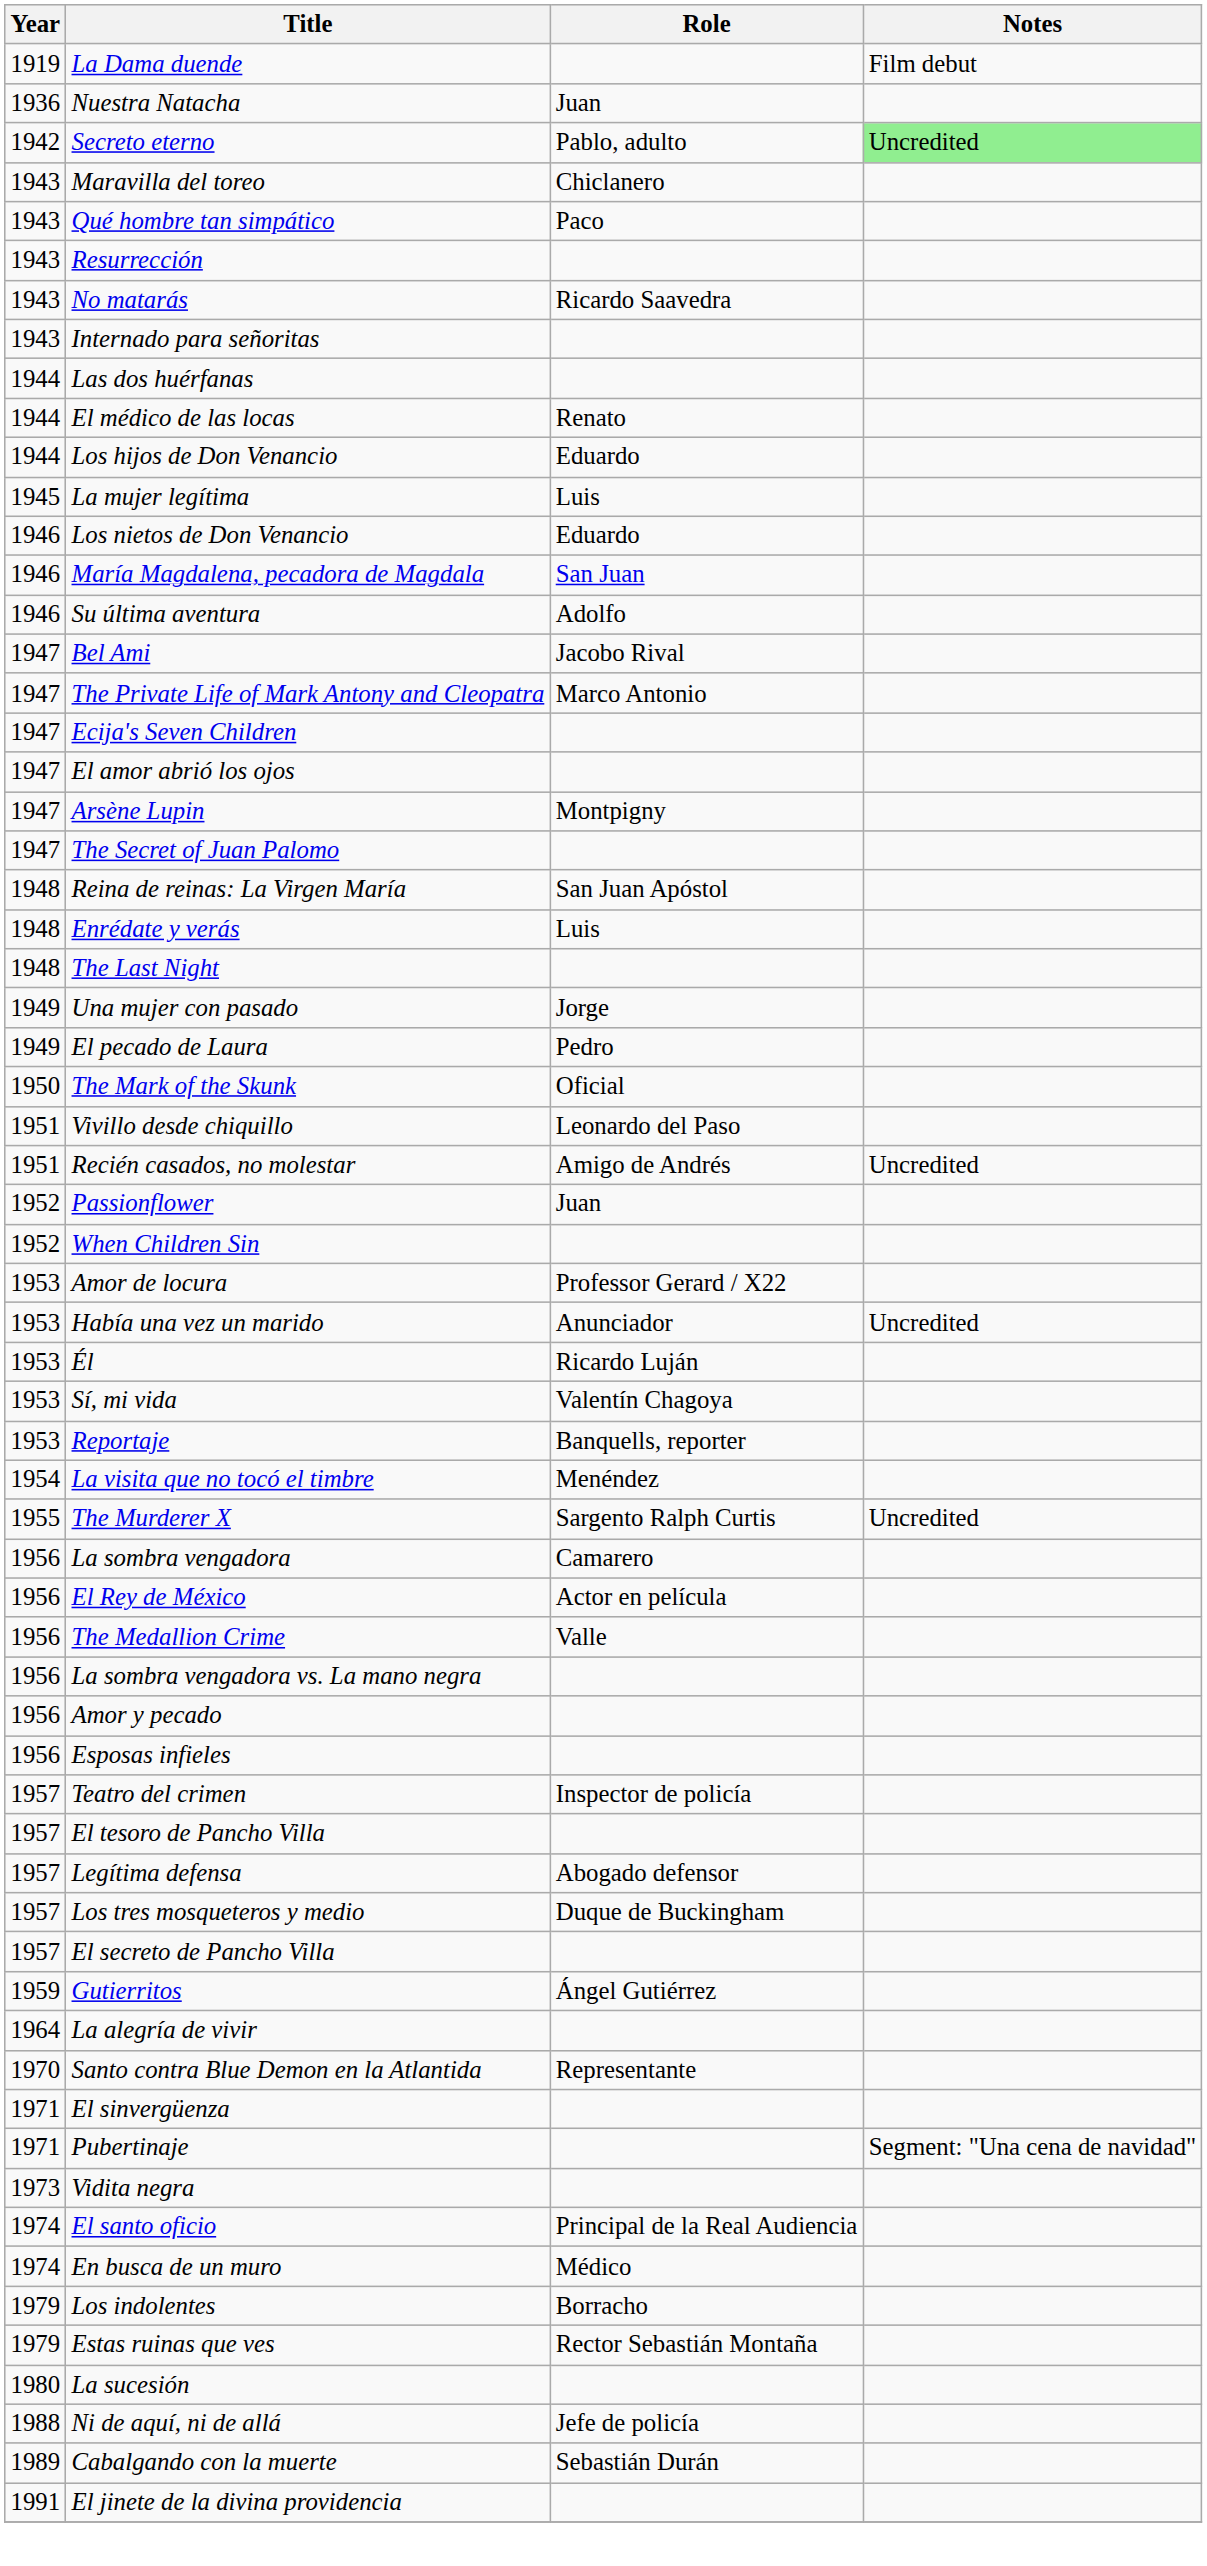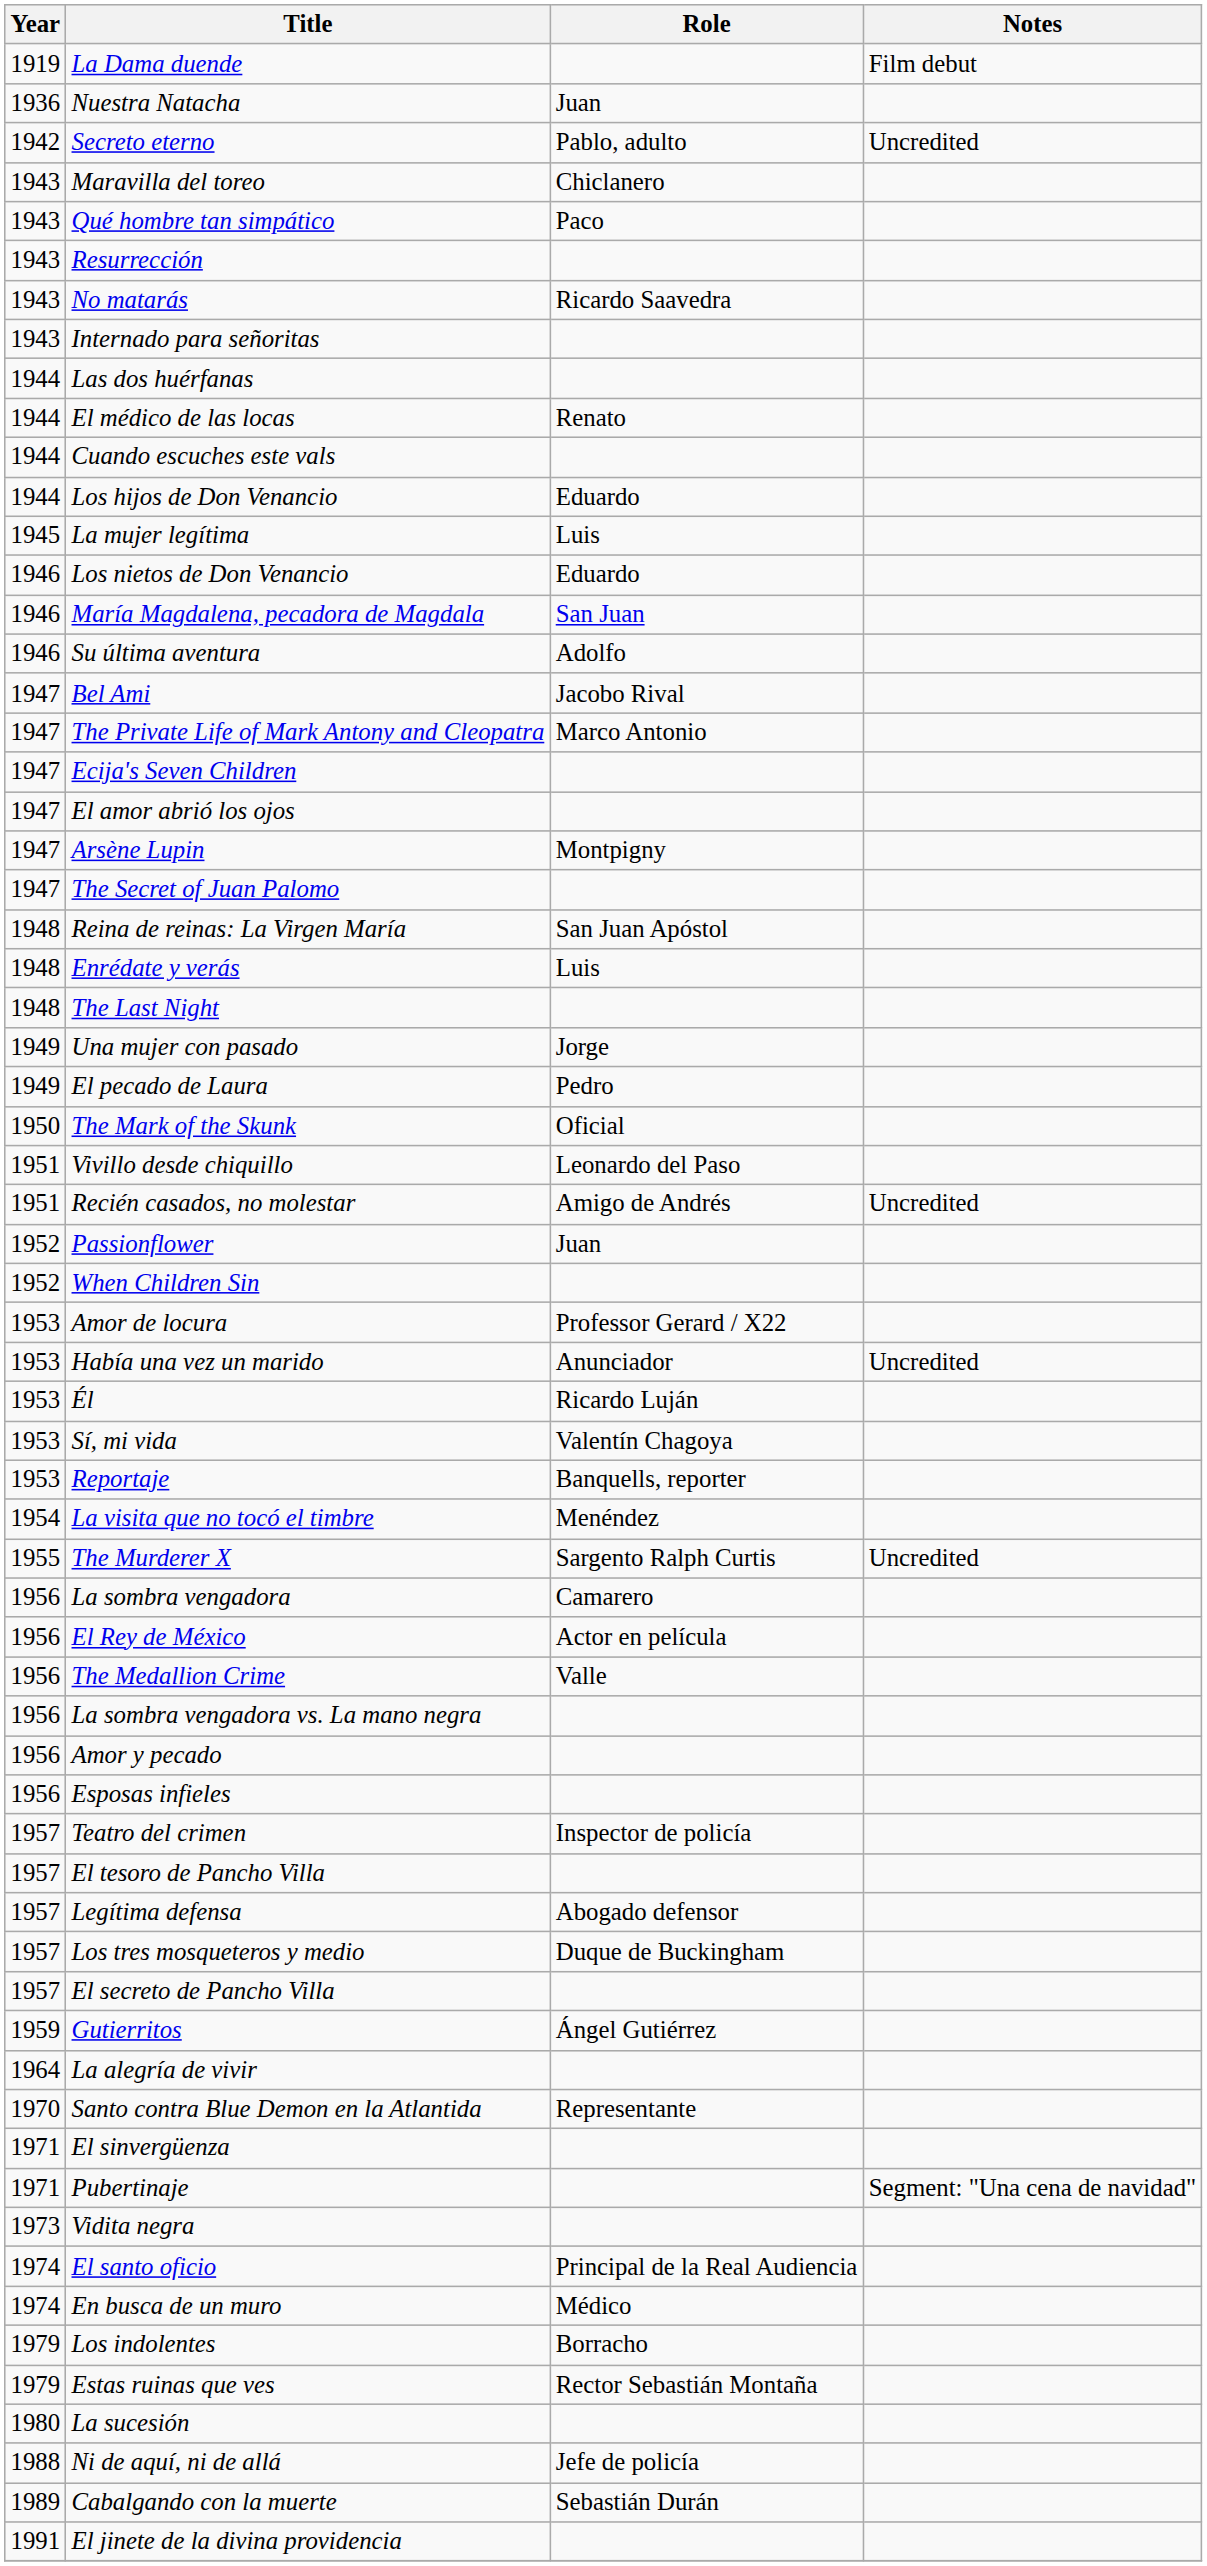(924, 142) lightgreen background -> (924, 142) no background
+ row: (203, 456)
